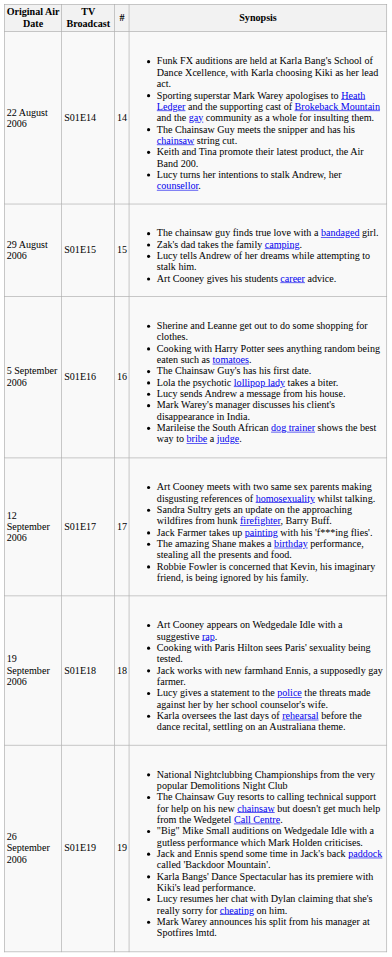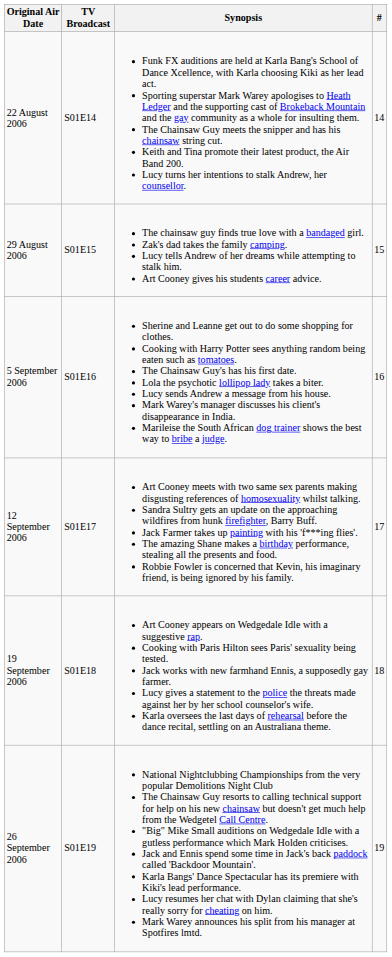columns swapped: (258, 18) <-> (122, 18)
